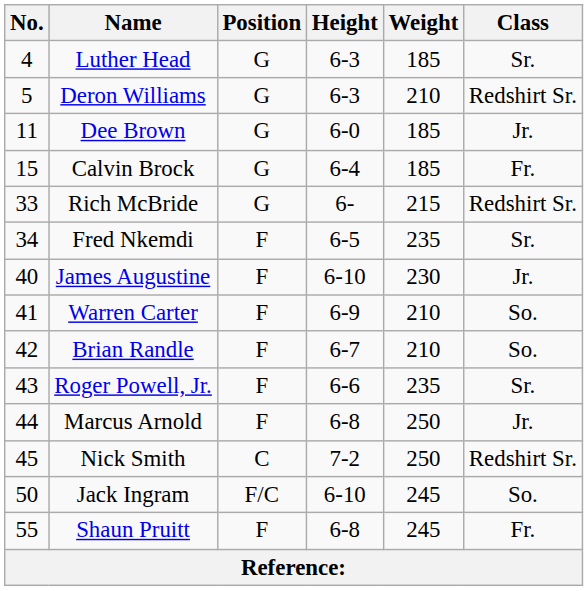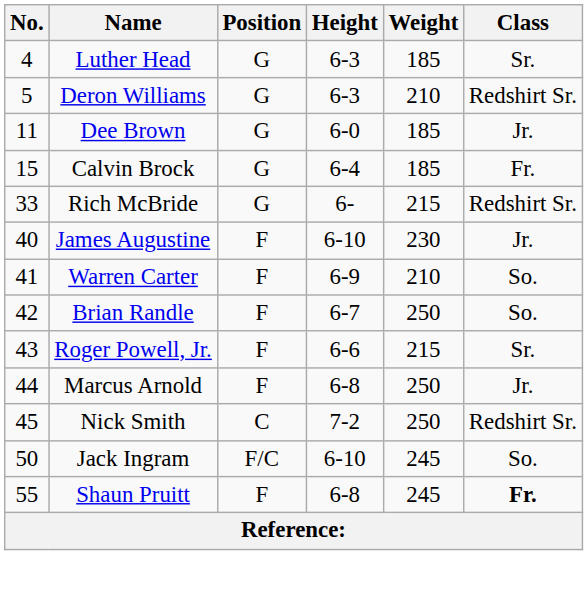- row: (133, 240)
(423, 349) 210 -> (423, 312) 250
(423, 385) 235 -> (423, 349) 215
(523, 530) normal -> (523, 494) bold
